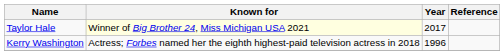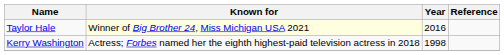(435, 27) 2017 -> (435, 27) 2016
(435, 43) 1996 -> (435, 43) 1998
